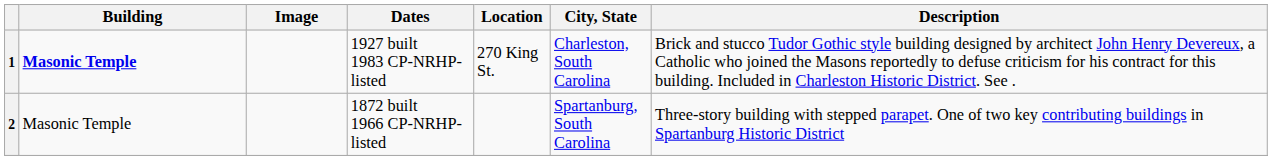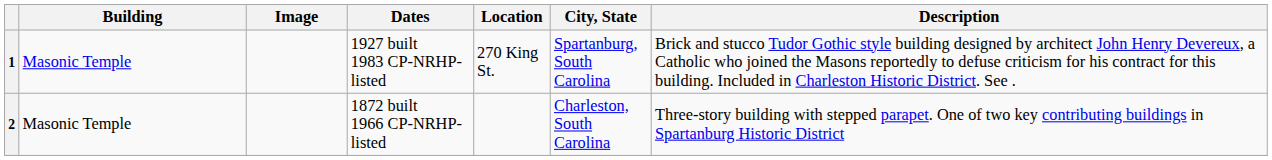(79, 61) bold -> (77, 61) normal
(591, 61) Charleston, South Carolina -> (596, 61) Spartanburg, South Carolina
(596, 124) Spartanburg, South Carolina -> (591, 124) Charleston, South Carolina
